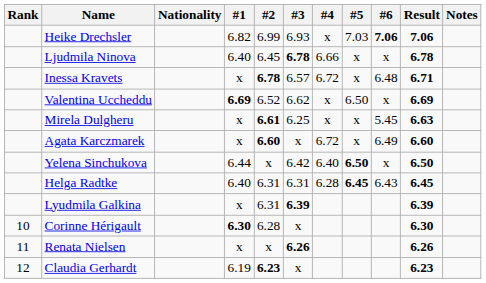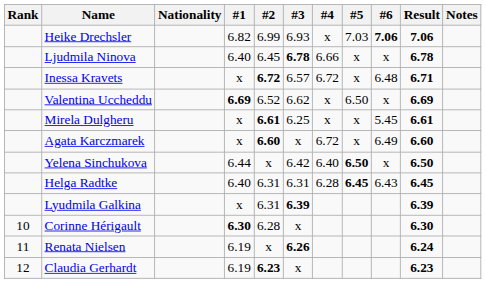(269, 78) 6.78 -> (269, 78) 6.72
(422, 120) 6.63 -> (422, 120) 6.61
(239, 246) x -> (239, 246) 6.19
(422, 246) 6.26 -> (422, 246) 6.24
